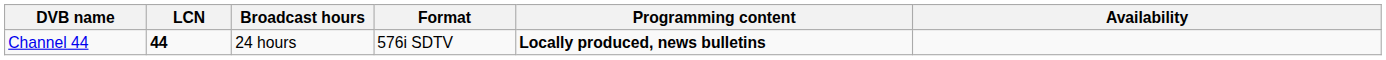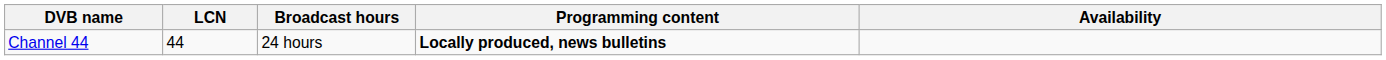- column: (444, 17)
(159, 42) bold -> (175, 42) normal
